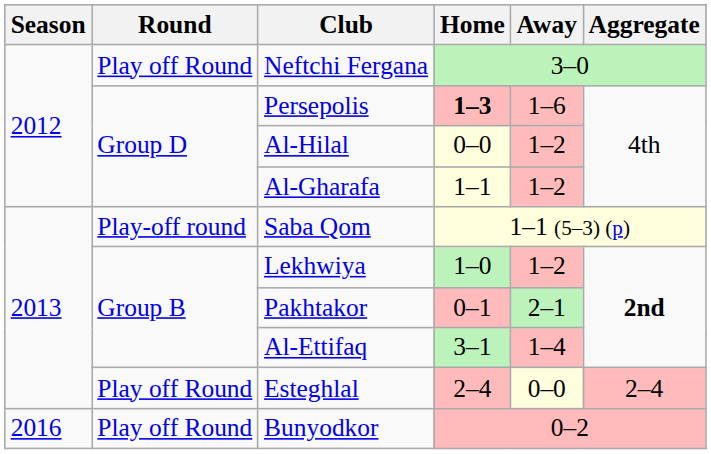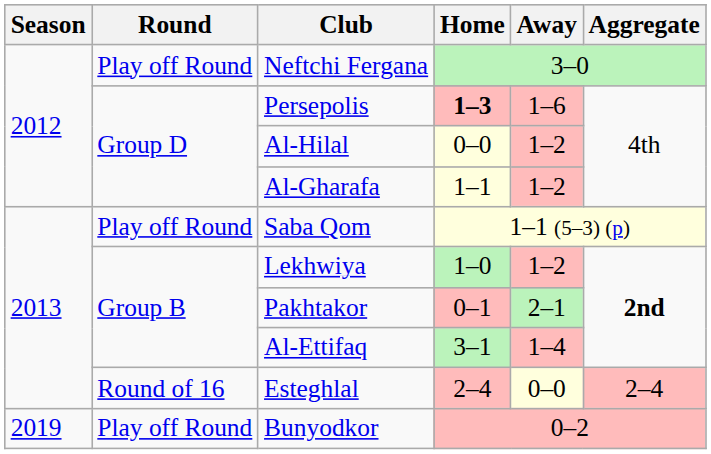(172, 226) Play-off round -> (175, 226) Play off Round
(175, 387) Play off Round -> (161, 387) Round of 16
(36, 428) 2016 -> (36, 428) 2019
